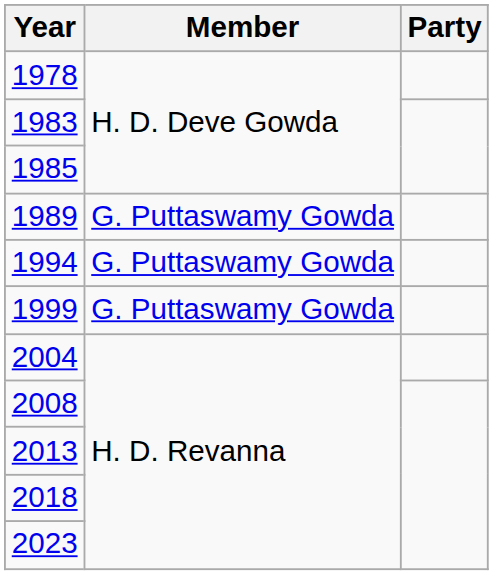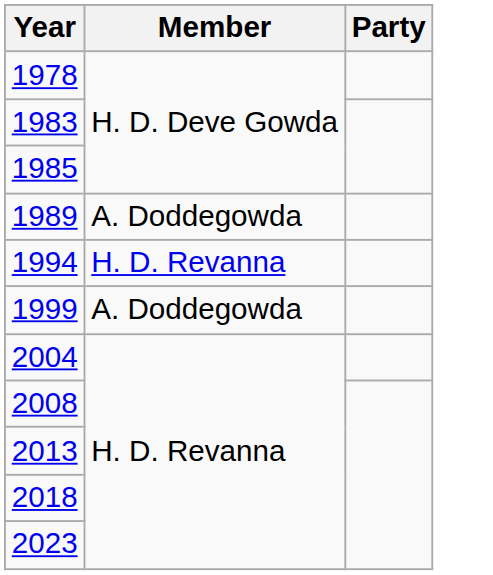(243, 215) G. Puttaswamy Gowda -> (197, 215) A. Doddegowda
(243, 262) G. Puttaswamy Gowda -> (188, 262) H. D. Revanna
(243, 309) G. Puttaswamy Gowda -> (197, 309) A. Doddegowda
